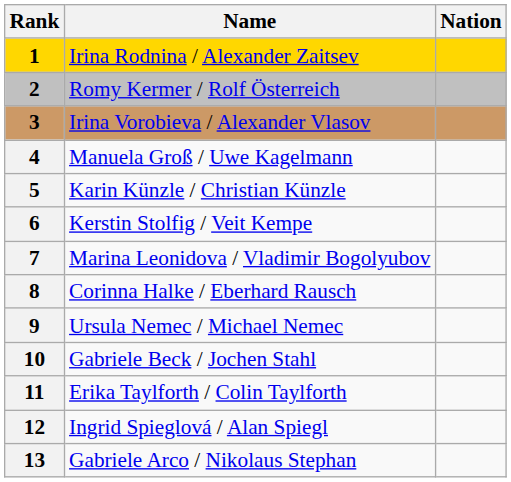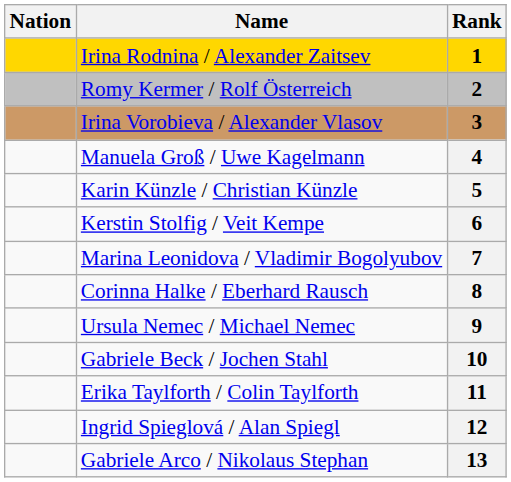columns swapped: (34, 21) <-> (471, 21)
